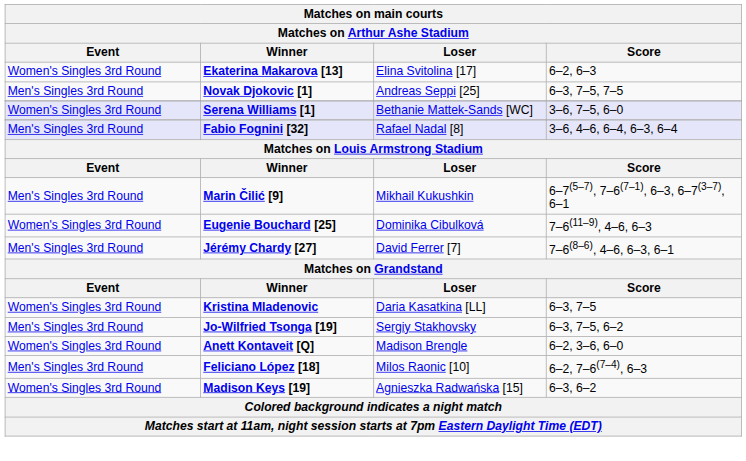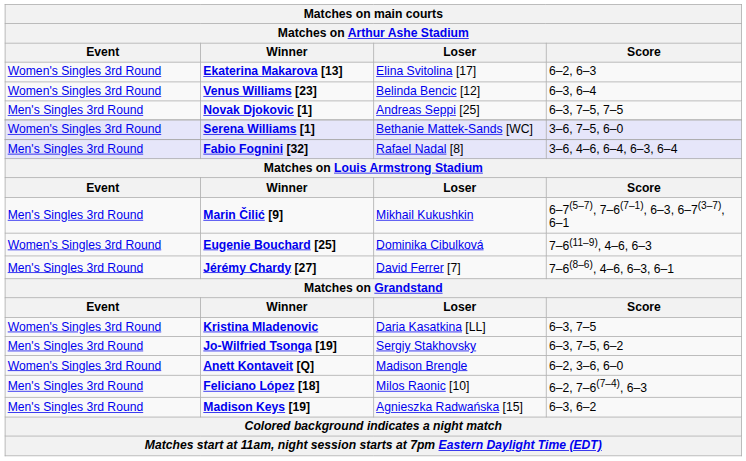+ row: (260, 91)
(84, 388) Women's Singles 3rd Round -> (75, 407) Men's Singles 3rd Round
